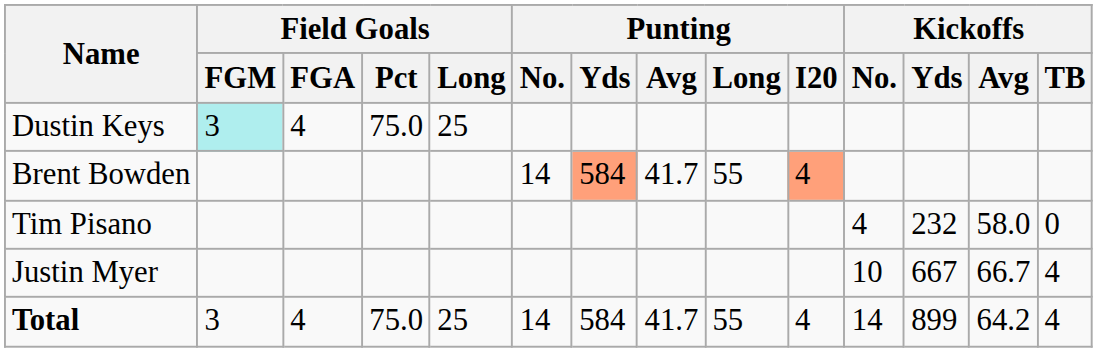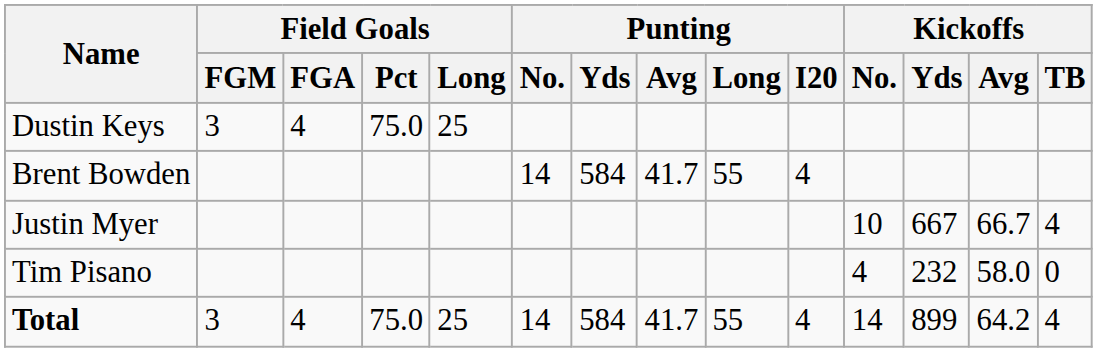(212, 126) paleturquoise background -> (212, 126) no background
(602, 175) lightsalmon background -> (602, 175) no background
(803, 175) lightsalmon background -> (803, 175) no background
rows swapped: (85, 272) <-> (82, 223)
